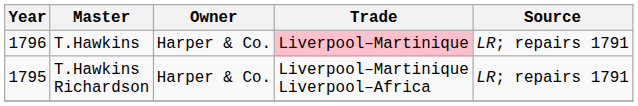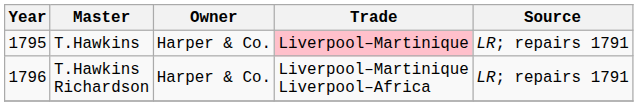(27, 43) 1796 -> (27, 43) 1795
(27, 78) 1795 -> (27, 78) 1796
